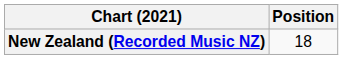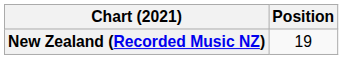(303, 41) 18 -> (303, 41) 19
